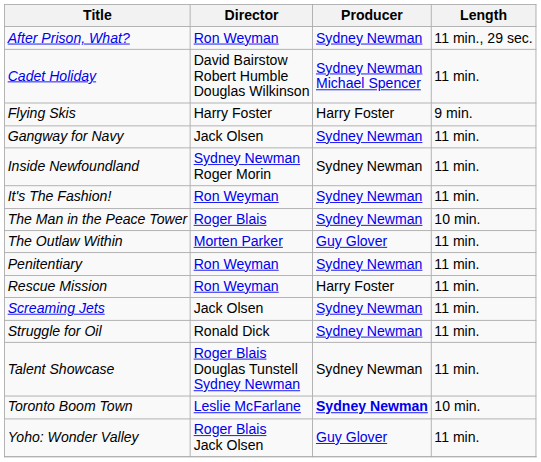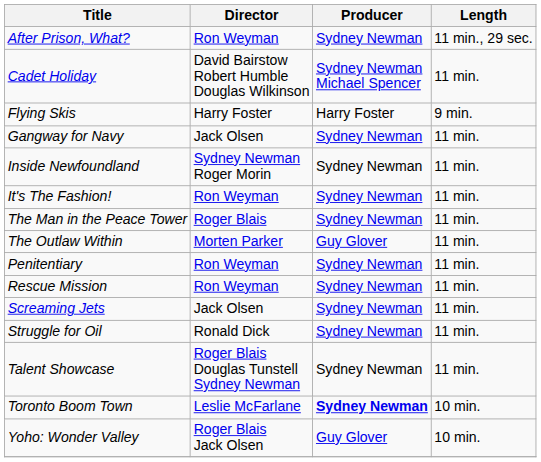(457, 219) 10 min. -> (457, 219) 11 min.
(355, 286) Harry Foster -> (369, 286) Sydney Newman
(457, 437) 11 min. -> (457, 437) 10 min.
